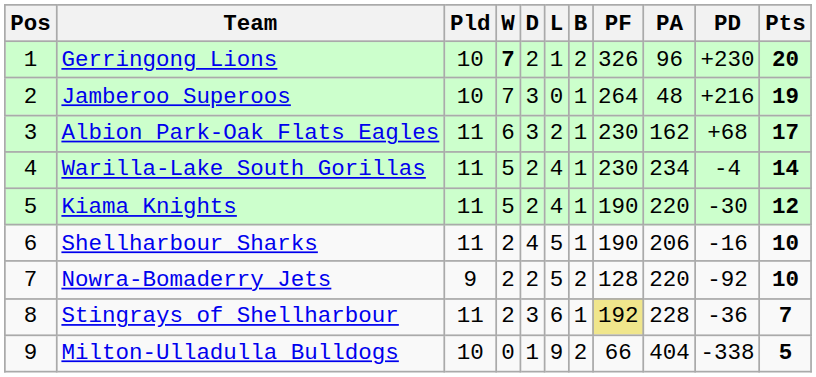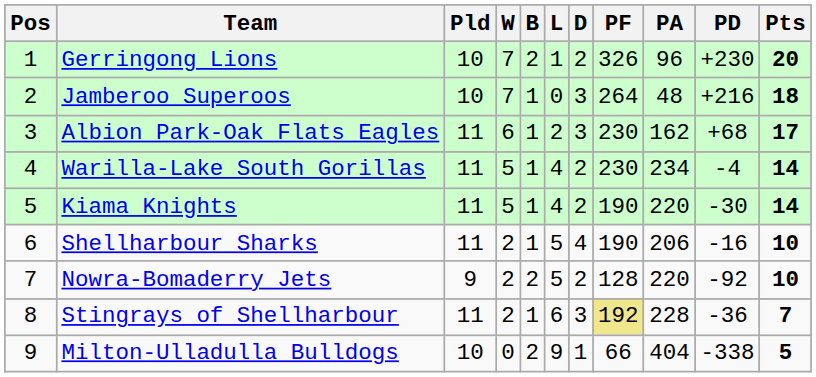columns swapped: (532, 23) <-> (581, 23)
(508, 60) bold -> (508, 60) normal
(785, 97) 19 -> (785, 97) 18
(785, 206) 12 -> (785, 206) 14
